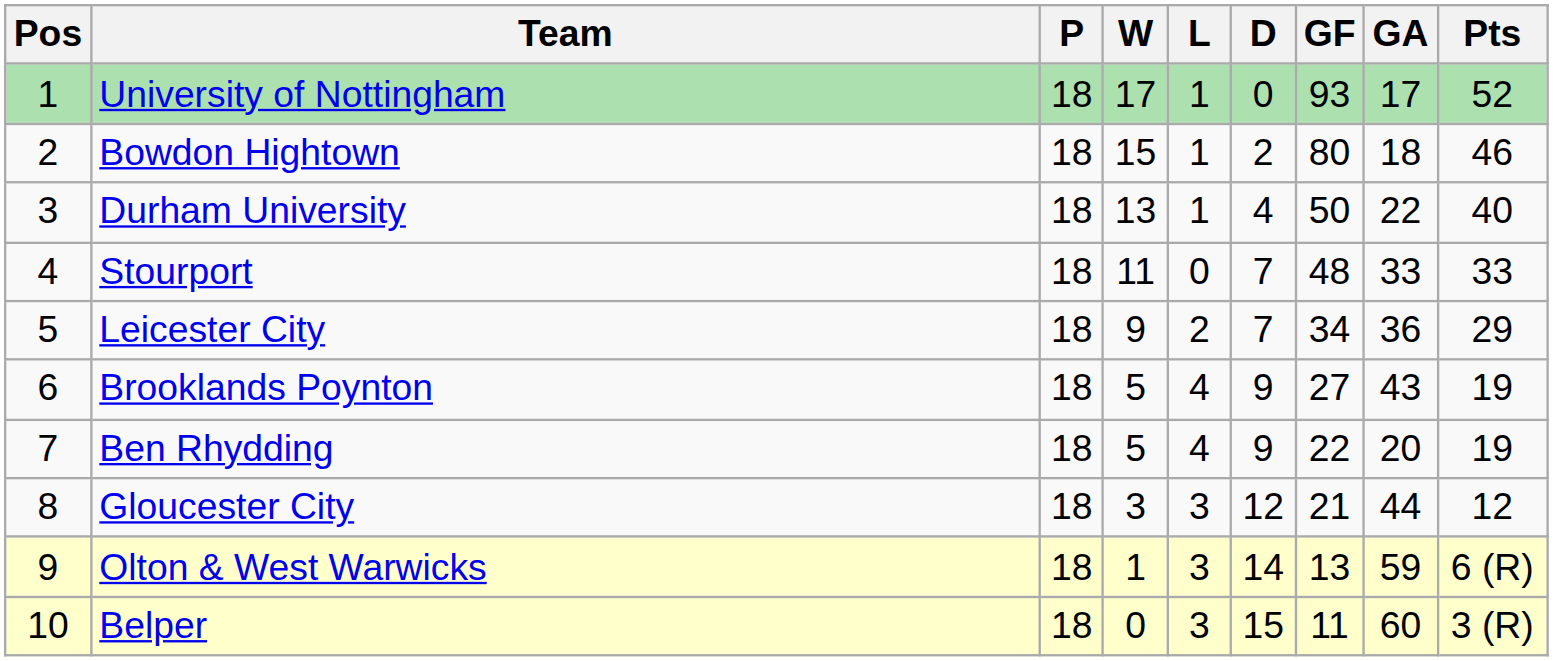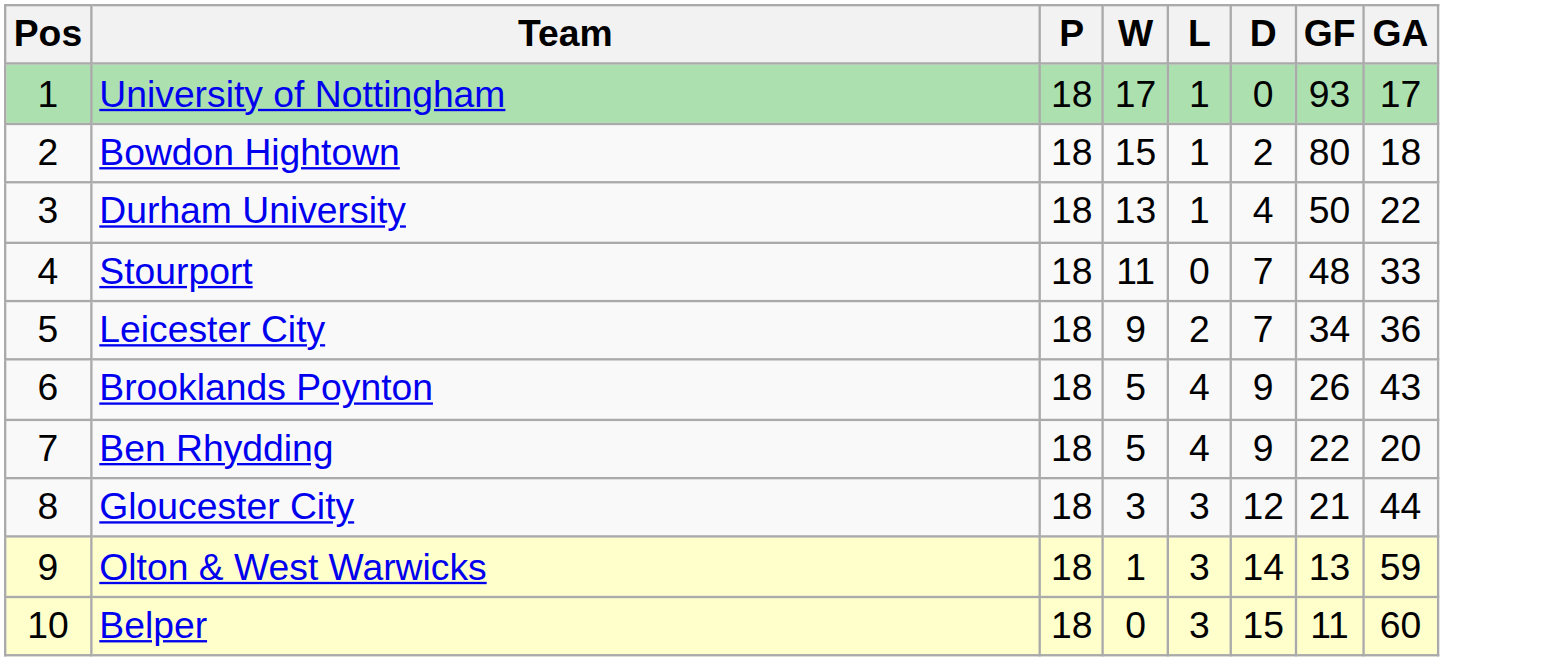- column: (1492, 34)
(1329, 388) 27 -> (1329, 388) 26
